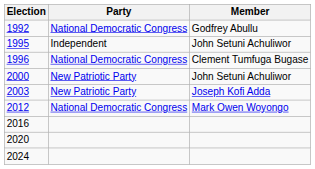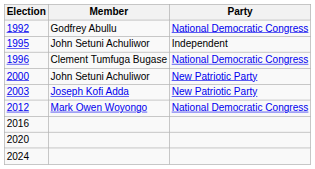columns swapped: (250, 12) <-> (119, 12)
